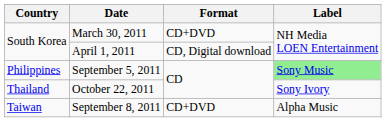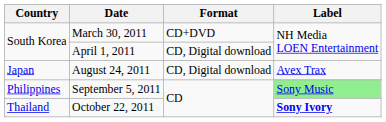+ row: (111, 70)
(303, 88) normal -> (304, 107) bold
- row: (116, 107)
